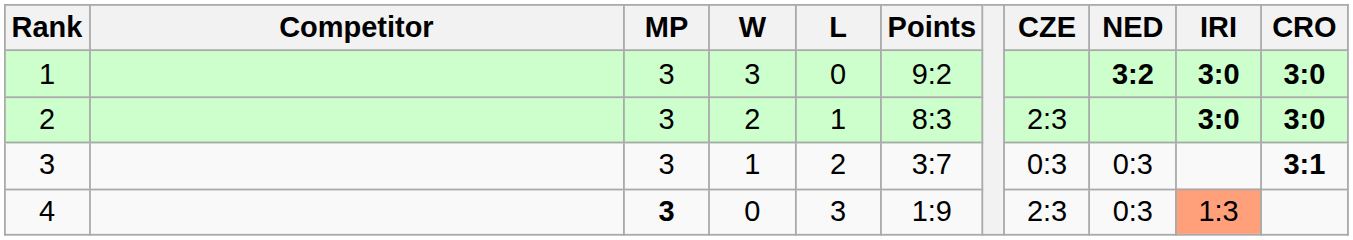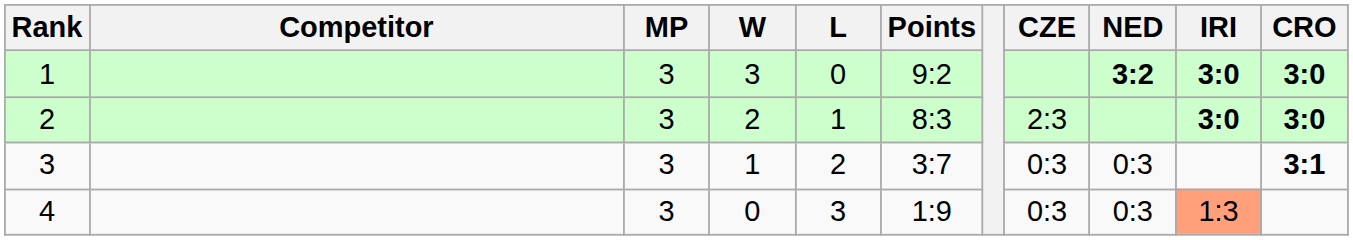(667, 211) bold -> (667, 211) normal
(1047, 211) 2:3 -> (1047, 211) 0:3
